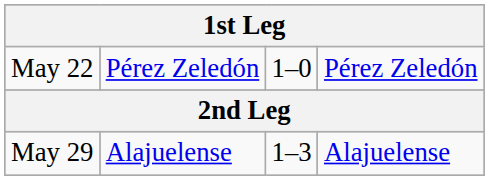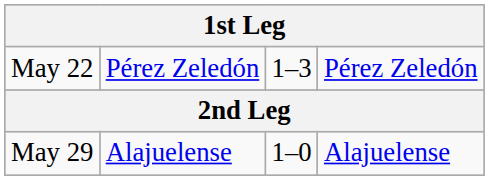(292, 68) 1–0 -> (292, 68) 1–3
(292, 152) 1–3 -> (292, 152) 1–0
